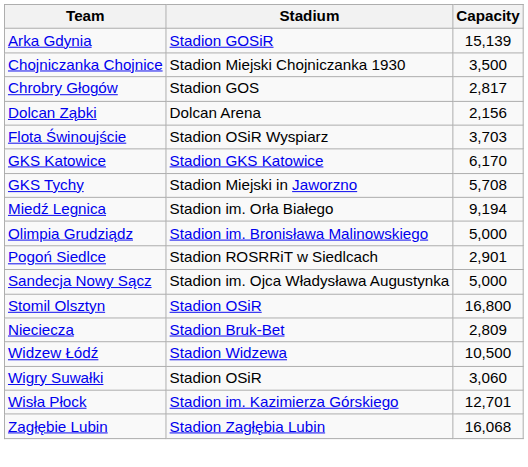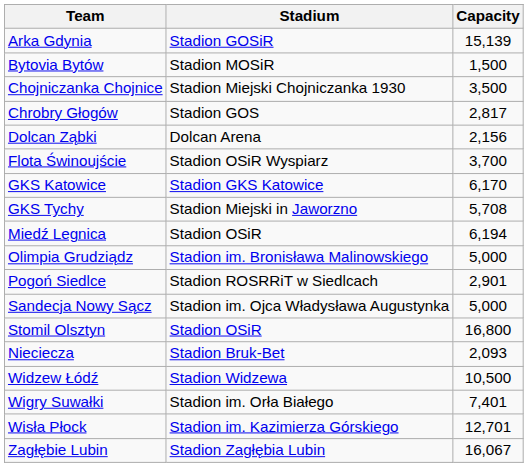+ row: (56, 64)
(488, 137) 3,703 -> (488, 161) 3,700
(252, 209) Stadion im. Orła Białego -> (216, 233) Stadion OSiR
(488, 209) 9,194 -> (488, 233) 6,194
(488, 329) 2,809 -> (488, 354) 2,093
(216, 378) Stadion OSiR -> (252, 402) Stadion im. Orła Białego
(488, 378) 3,060 -> (488, 402) 7,401
(488, 426) 16,068 -> (488, 450) 16,067
